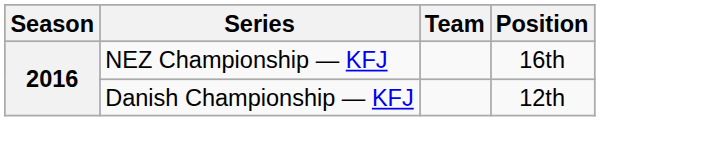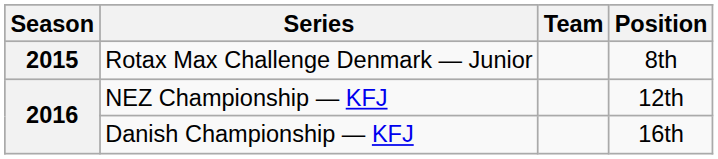+ row: (319, 60)
(542, 60) 16th -> (661, 97) 12th
(542, 97) 12th -> (661, 134) 16th
